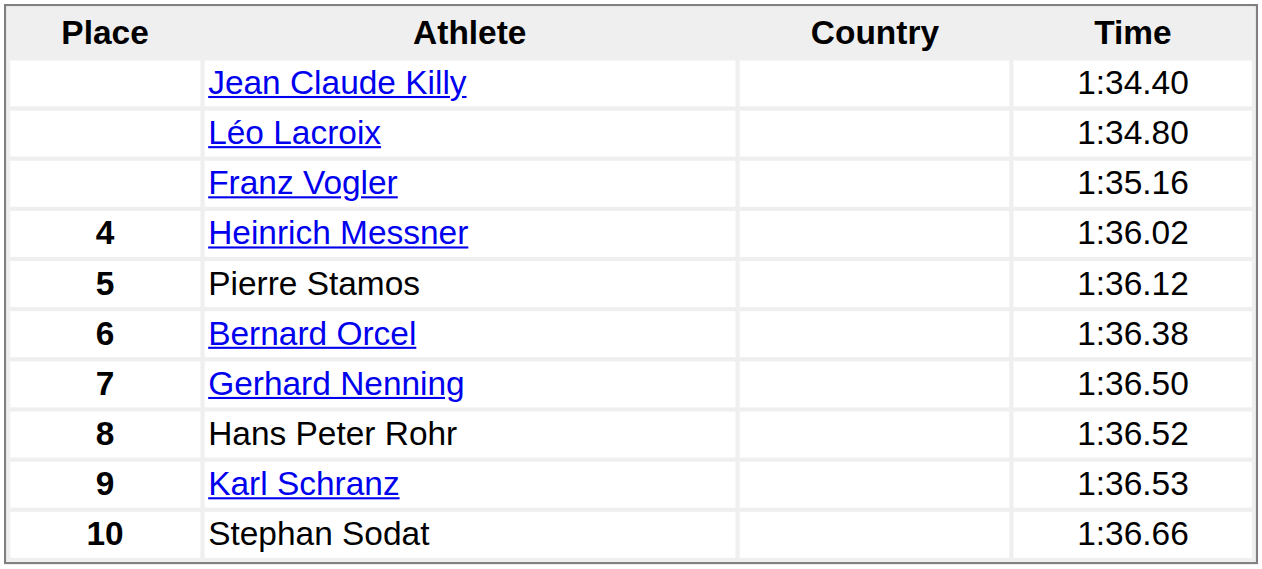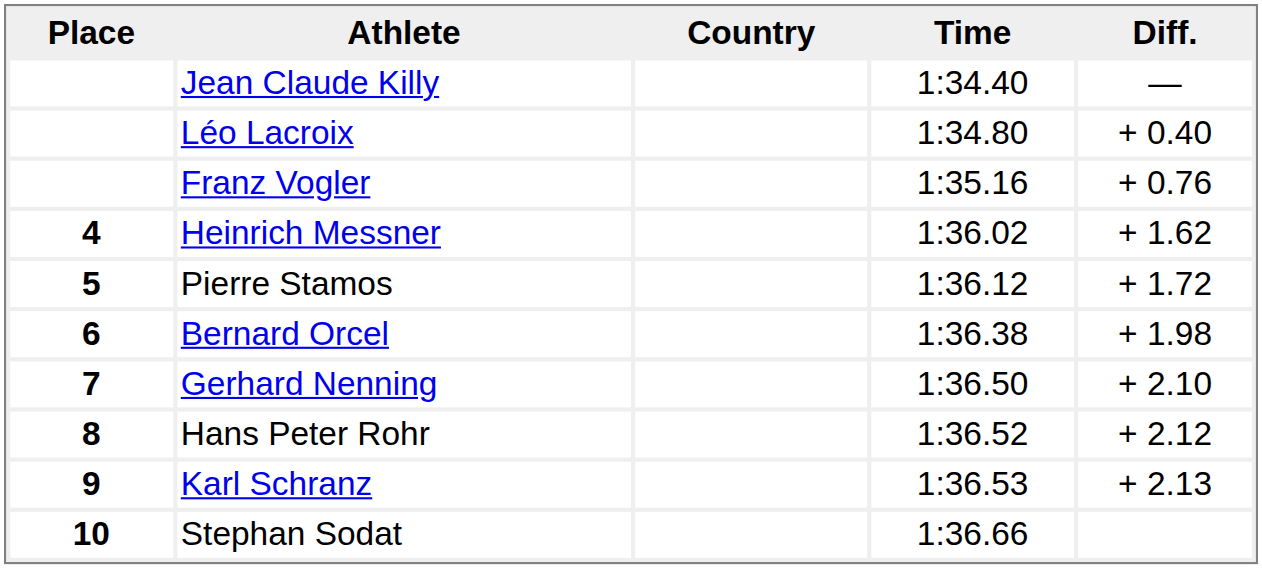+ column: (1165, 32)
